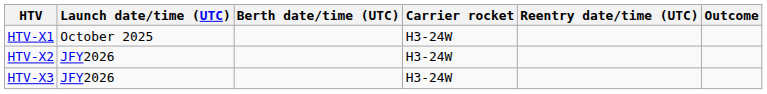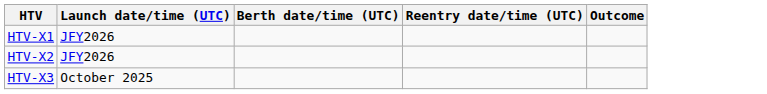- column: (460, 15)
(107, 36) October 2025 -> (87, 36) JFY2026
(87, 78) JFY2026 -> (107, 78) October 2025
